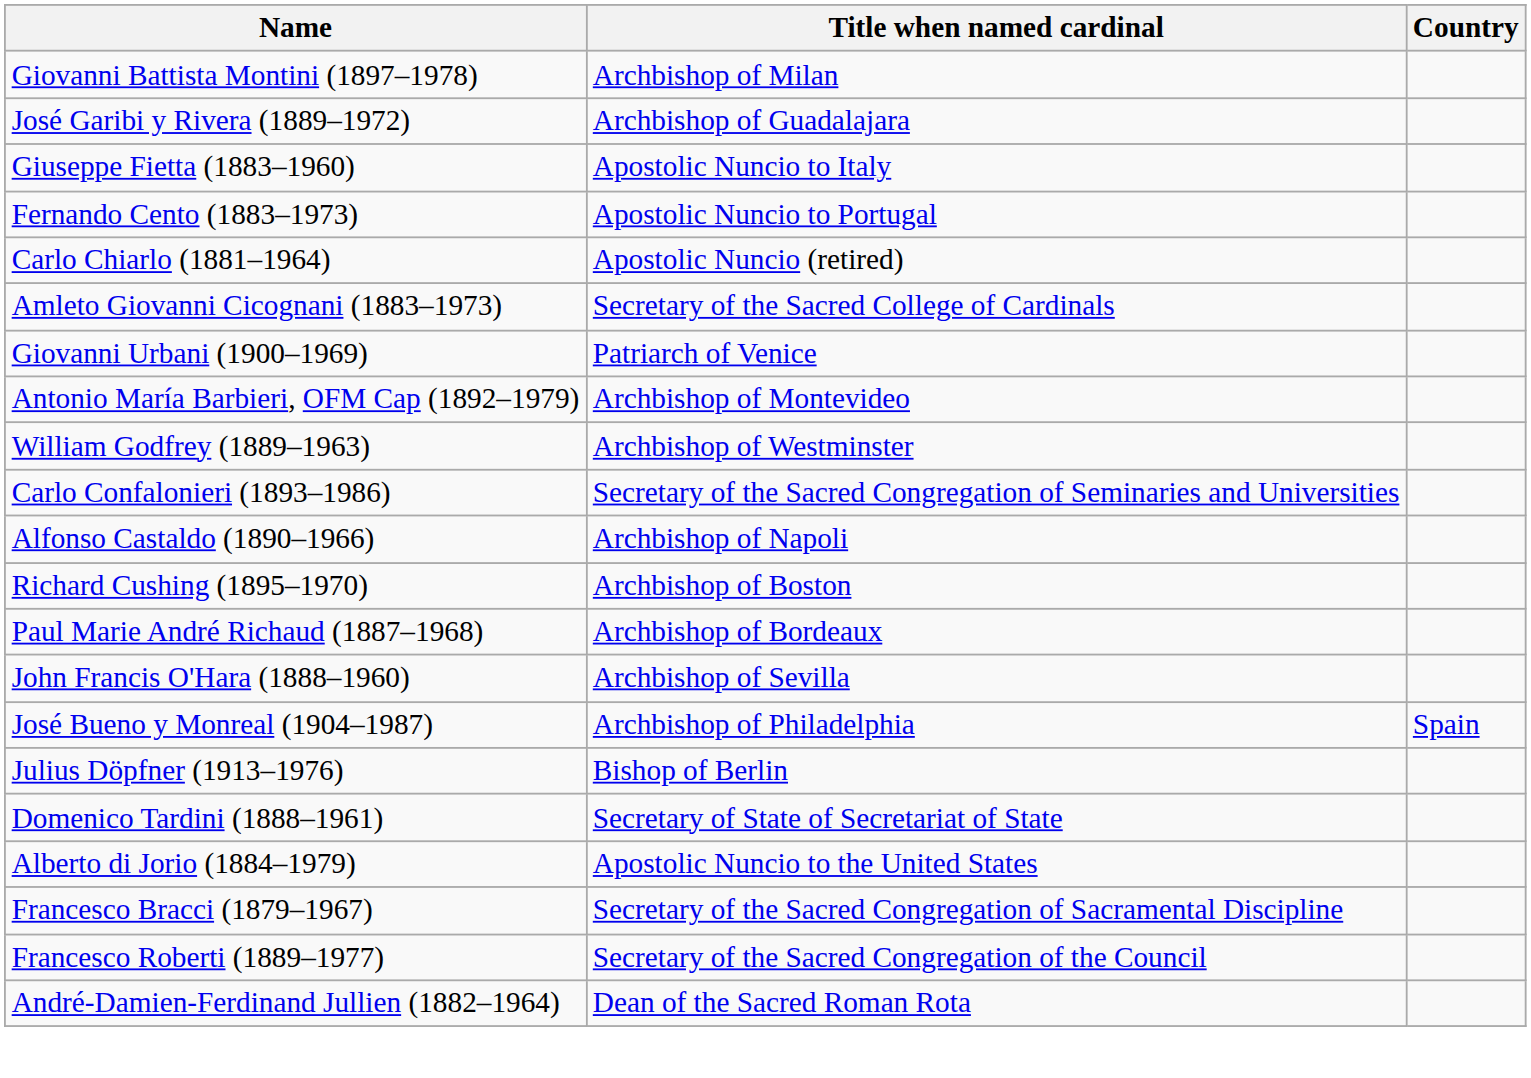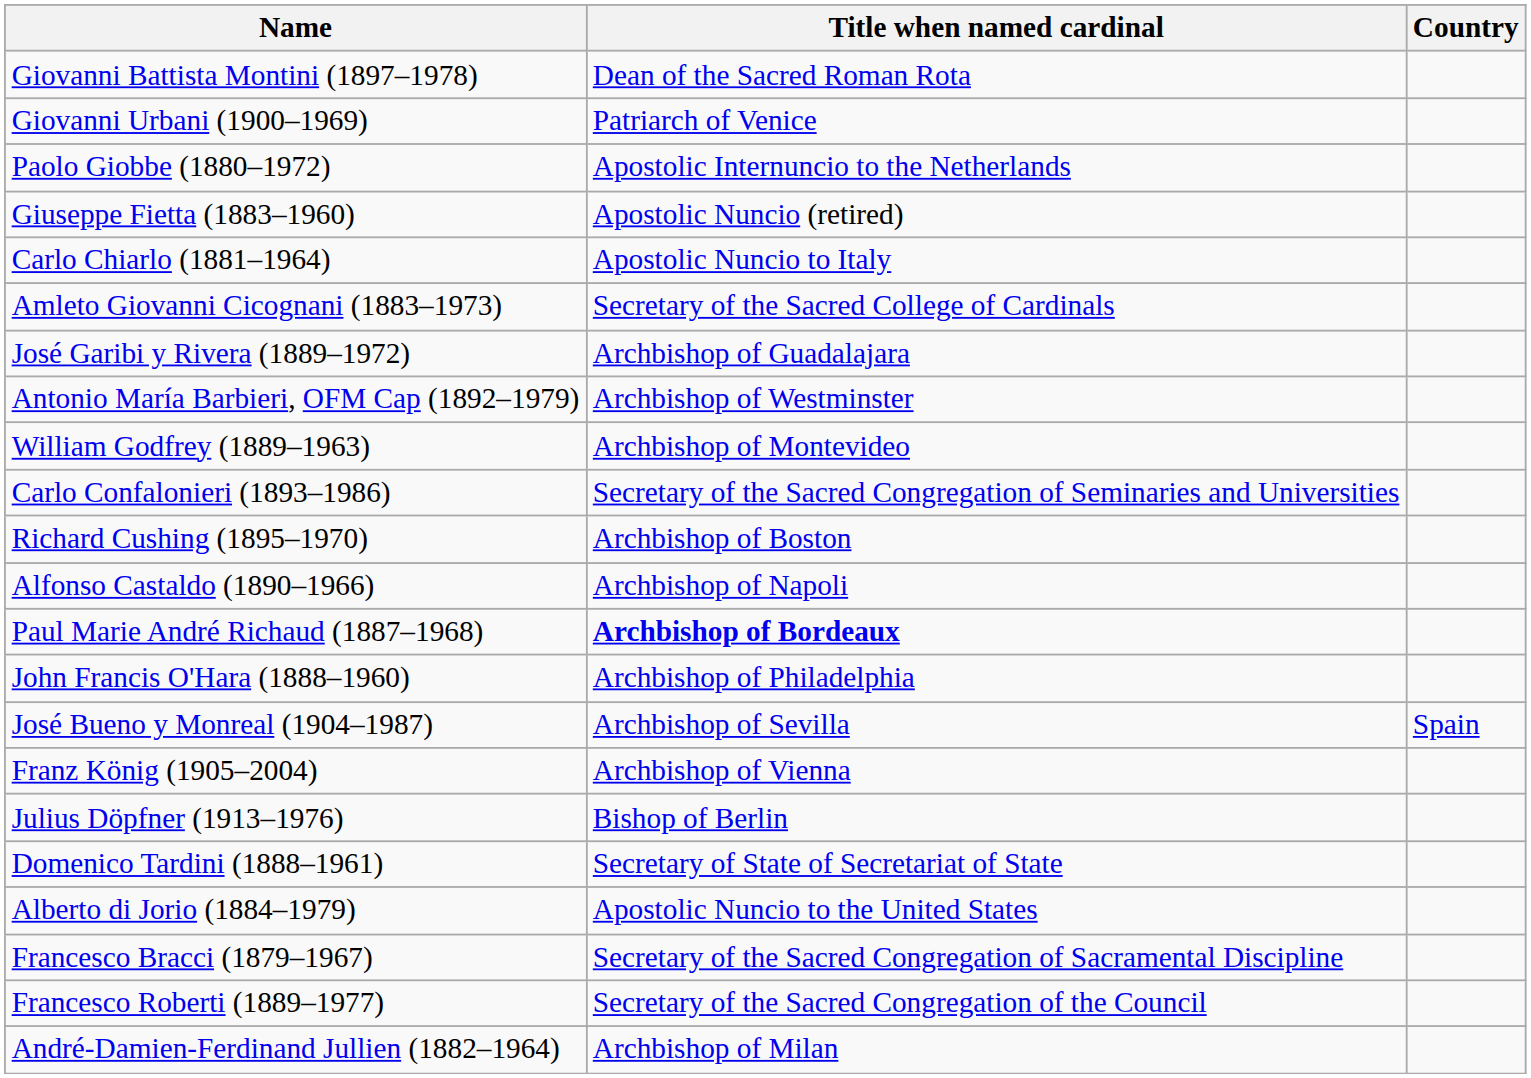(716, 74) Archbishop of Milan -> (782, 74) Dean of the Sacred Roman Rota
rows swapped: (190, 352) <-> (211, 120)
+ row: (171, 167)
(742, 167) Apostolic Nuncio to Italy -> (748, 213) Apostolic Nuncio (retired)
- row: (185, 213)
(748, 259) Apostolic Nuncio (retired) -> (742, 259) Apostolic Nuncio to Italy
(751, 399) Archbishop of Montevideo -> (753, 399) Archbishop of Westminster
(753, 445) Archbishop of Westminster -> (751, 445) Archbishop of Montevideo
rows swapped: (190, 584) <-> (193, 538)
(738, 631) normal -> (746, 631) bold
(721, 677) Archbishop of Sevilla -> (754, 677) Archbishop of Philadelphia
(754, 724) Archbishop of Philadelphia -> (721, 724) Archbishop of Sevilla
+ row: (165, 770)
(782, 1002) Dean of the Sacred Roman Rota -> (716, 1049) Archbishop of Milan
